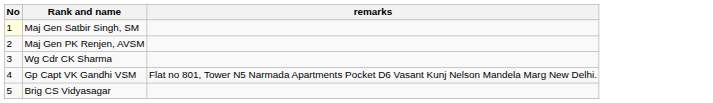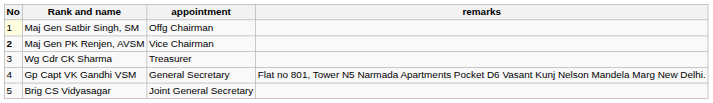+ column: (201, 12)
(9, 43) normal -> (9, 43) bold
